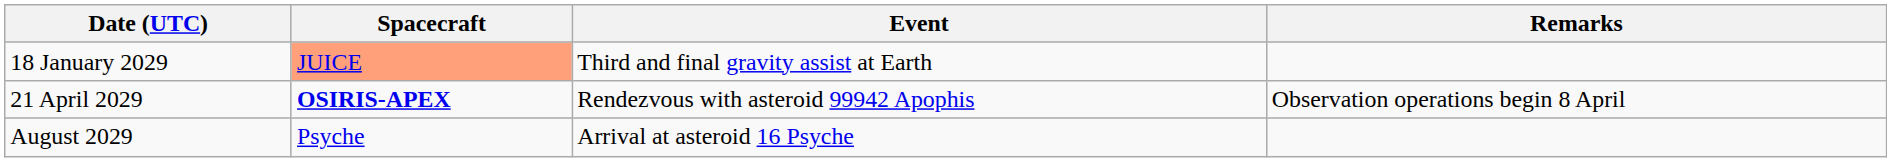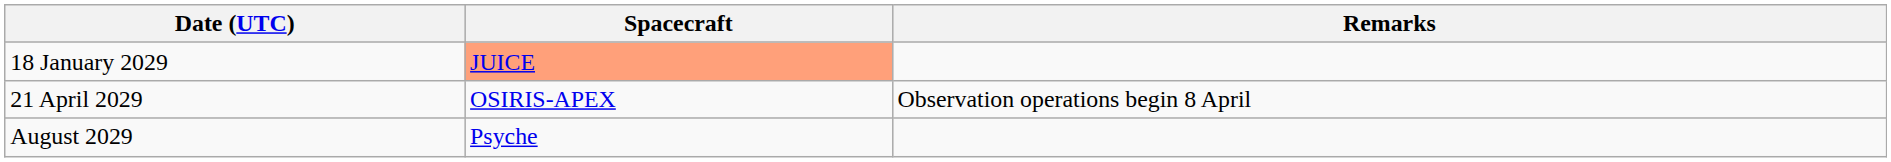- column: (919, 23)
(374, 99) bold -> (543, 99) normal
